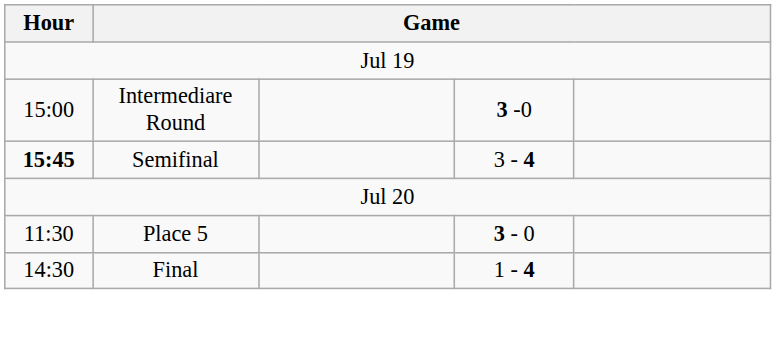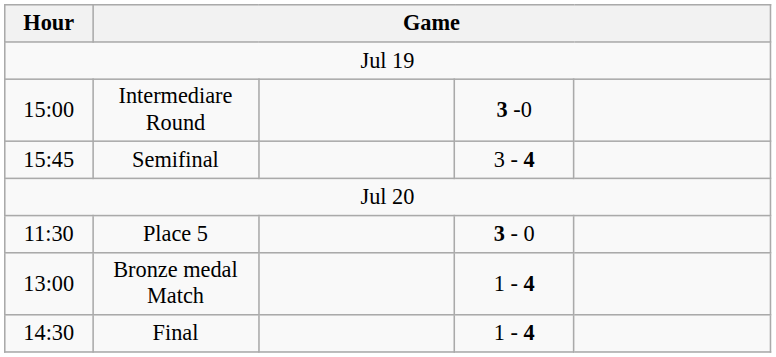(49, 160) bold -> (49, 160) normal
+ row: (175, 283)
